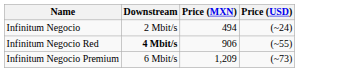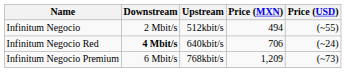+ column: (203, 12)
(281, 28) (~24) -> (328, 28) (~55)
(229, 43) 906 -> (276, 43) 706
(281, 43) (~55) -> (328, 43) (~24)
